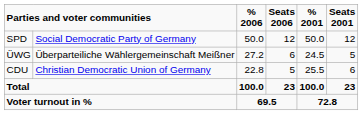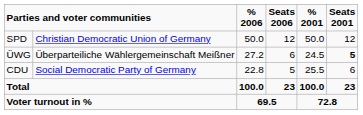(116, 39) Social Democratic Party of Germany -> (123, 39) Christian Democratic Union of Germany
(353, 54) normal -> (353, 54) bold
(123, 70) Christian Democratic Union of Germany -> (116, 70) Social Democratic Party of Germany
